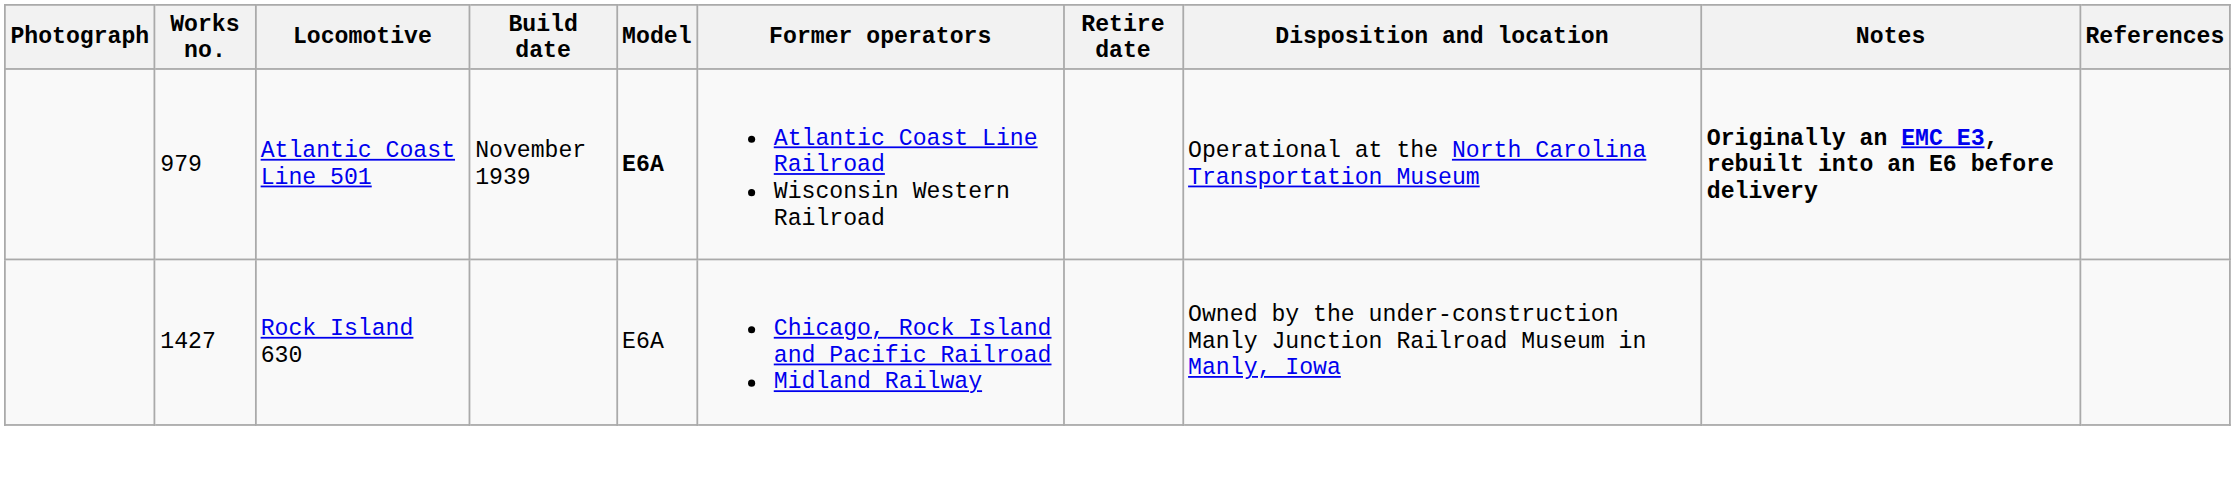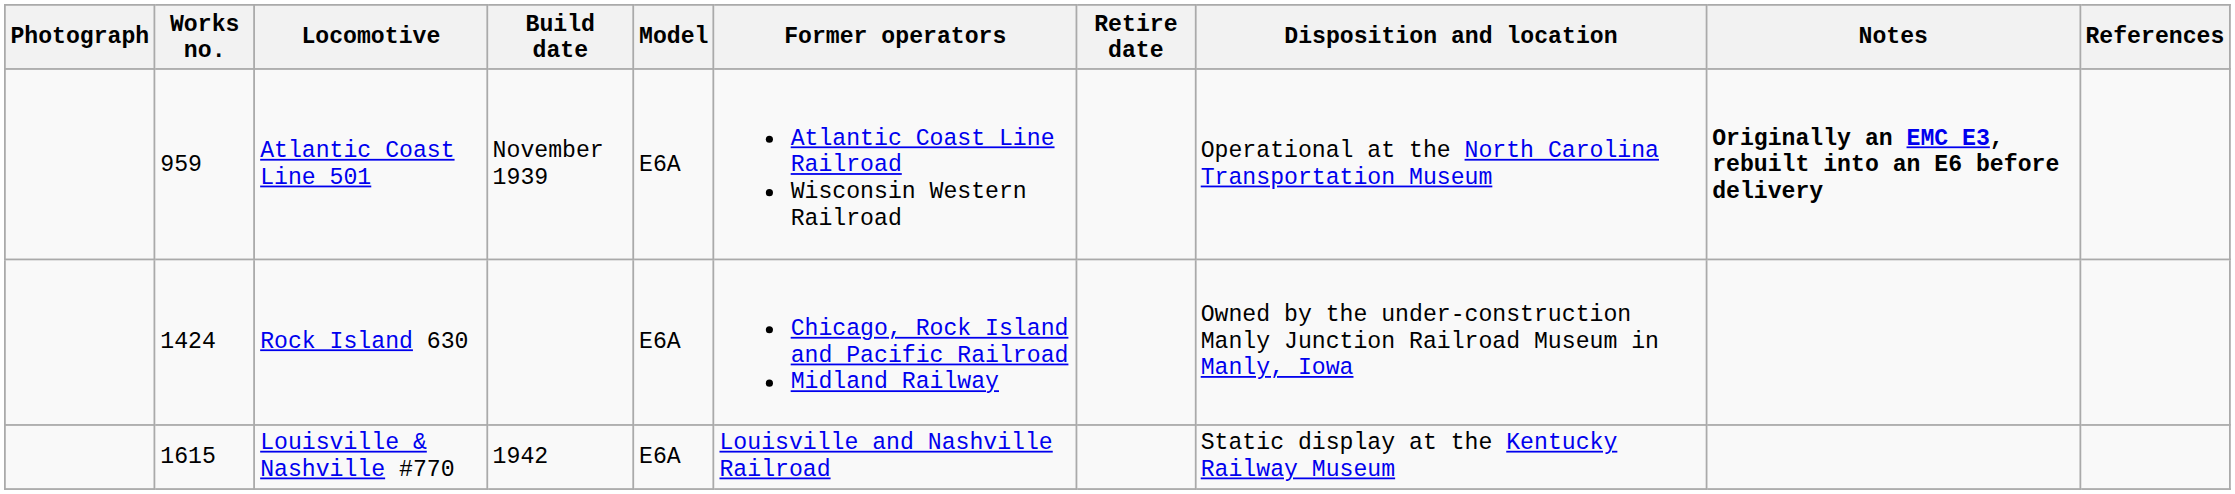(181, 165) 979 -> (181, 165) 959
(643, 165) bold -> (660, 165) normal
(188, 342) 1427 -> (188, 342) 1424
+ row: (357, 456)
